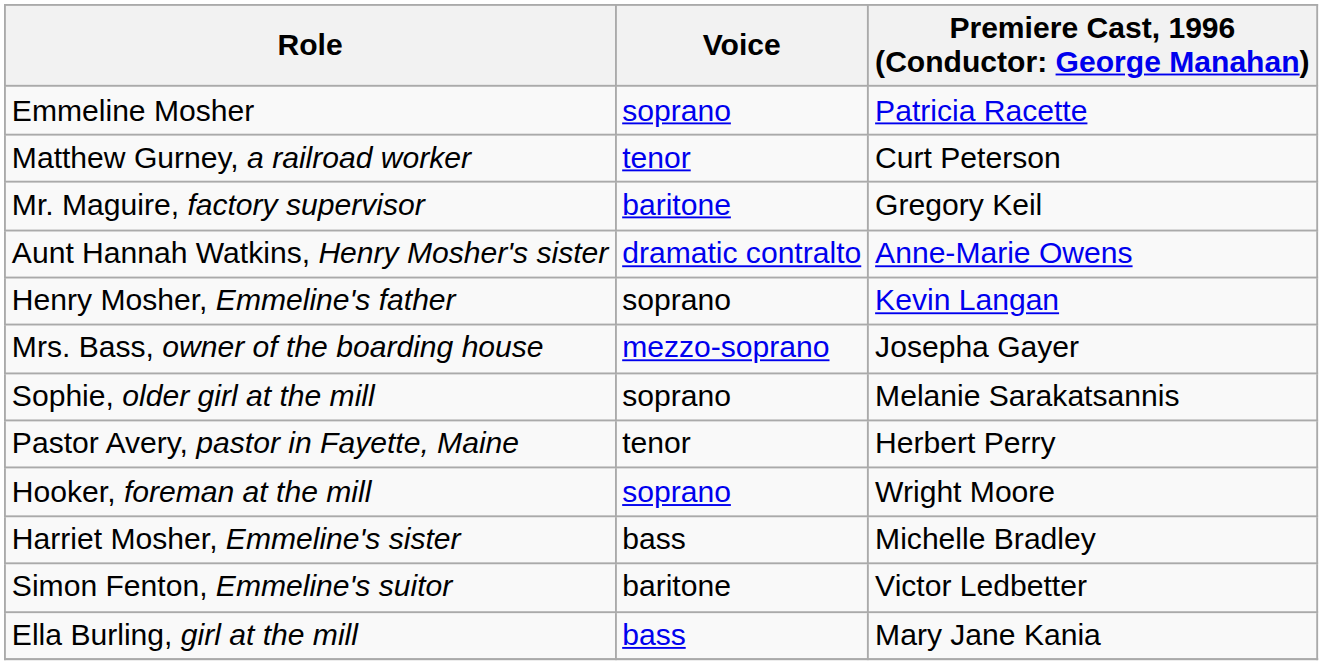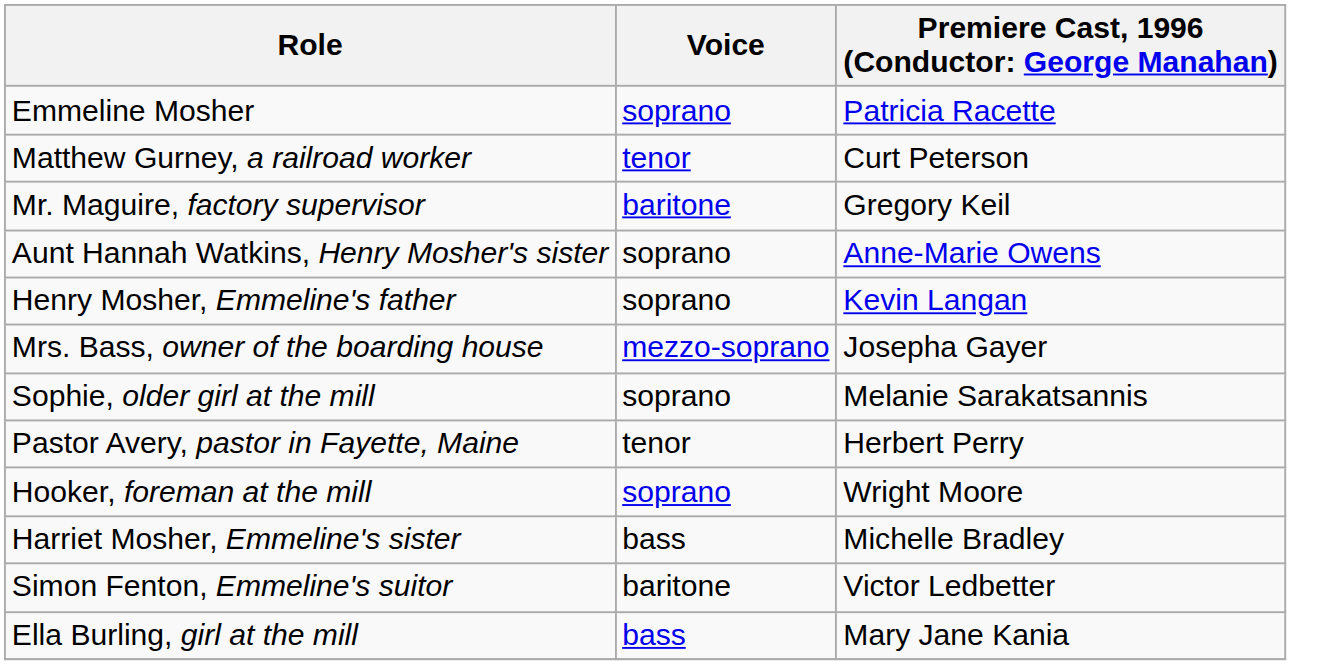(742, 253) dramatic contralto -> (677, 253) soprano
